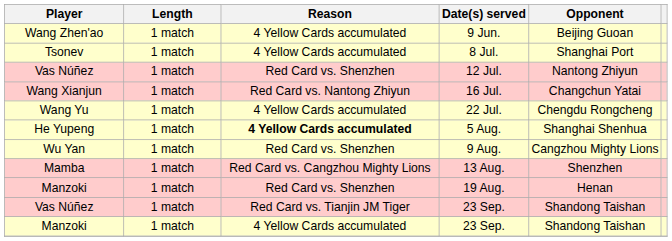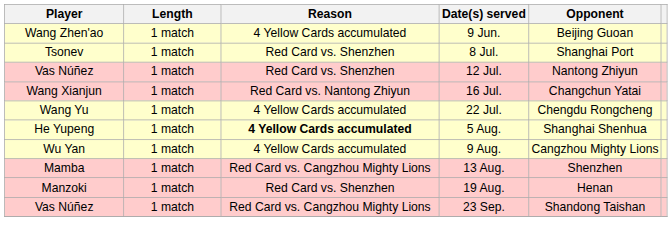(330, 52) 4 Yellow Cards accumulated -> (330, 52) Red Card vs. Shenzhen
(330, 149) Red Card vs. Shenzhen -> (330, 149) 4 Yellow Cards accumulated
(330, 206) Red Card vs. Tianjin JM Tiger -> (330, 206) Red Card vs. Cangzhou Mighty Lions
- row: (64, 226)
